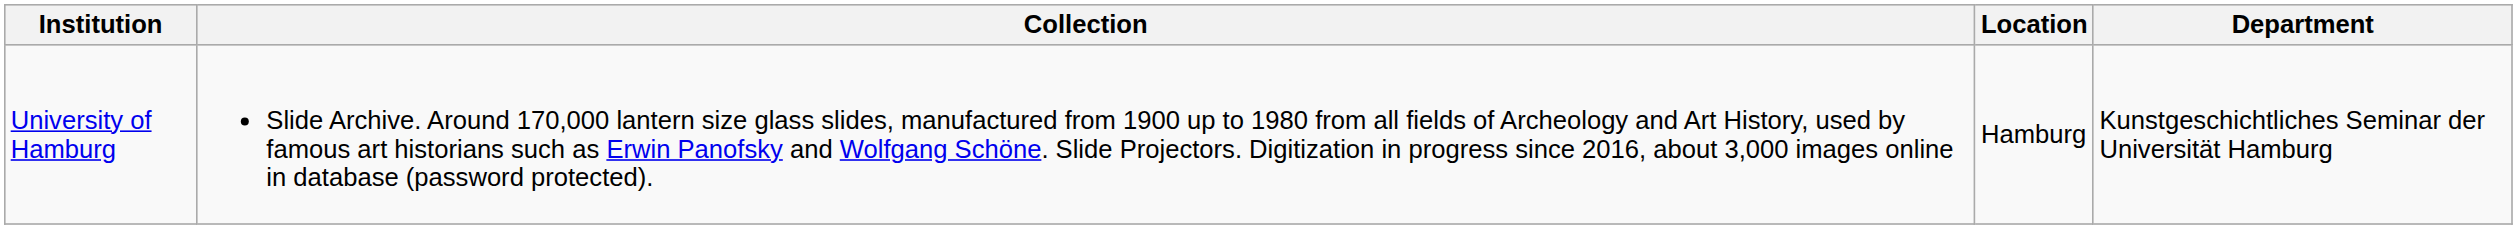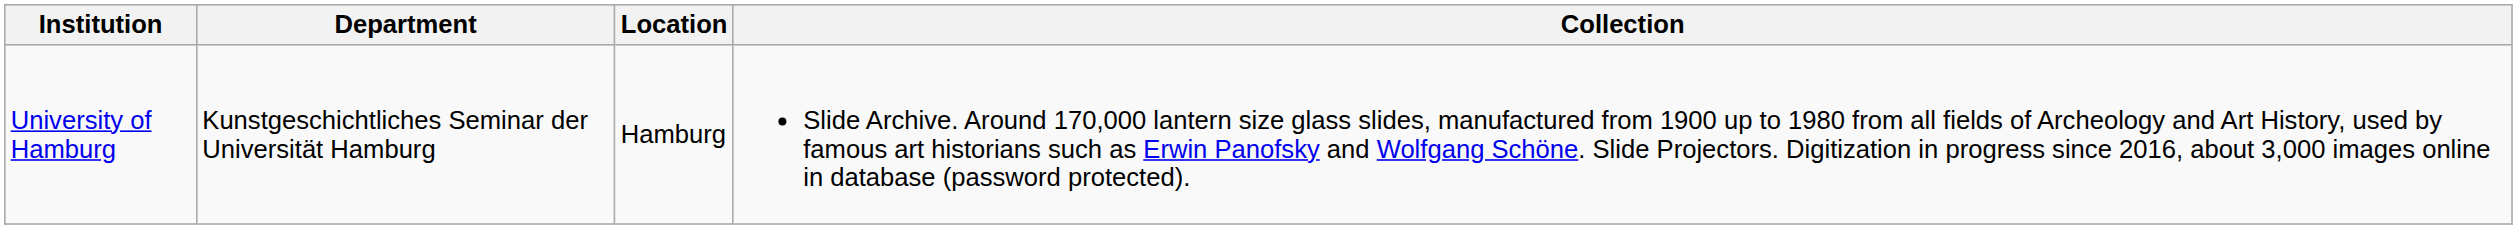columns swapped: (2303, 24) <-> (1086, 24)
